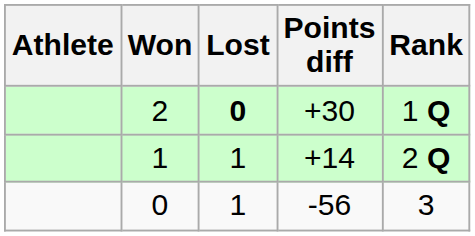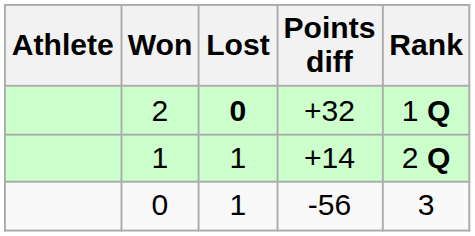(329, 109) +30 -> (329, 109) +32
